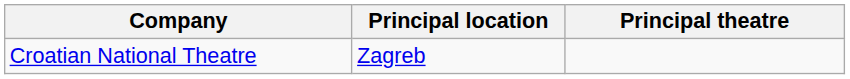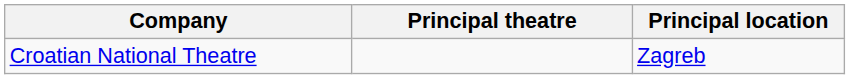columns swapped: (705, 21) <-> (458, 21)
